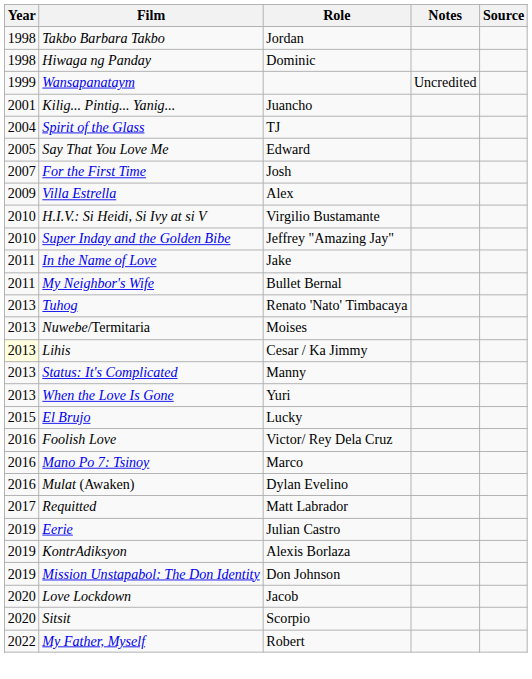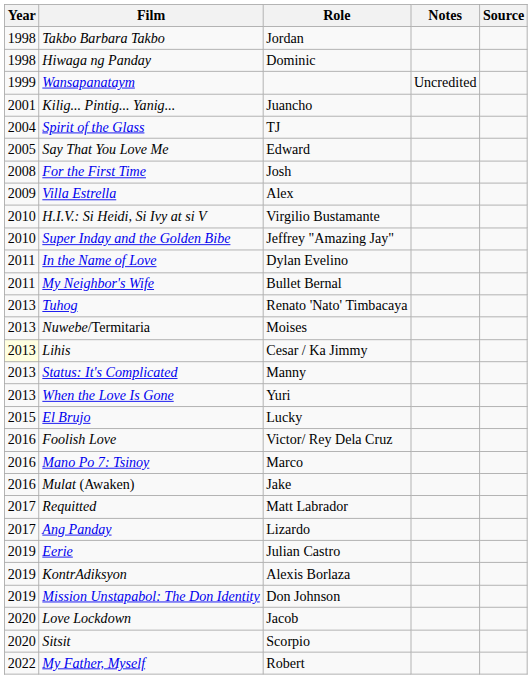(22, 171) 2007 -> (22, 171) 2008
(279, 261) Jake -> (307, 261) Dylan Evelino
(307, 484) Dylan Evelino -> (279, 484) Jake
+ row: (77, 529)
